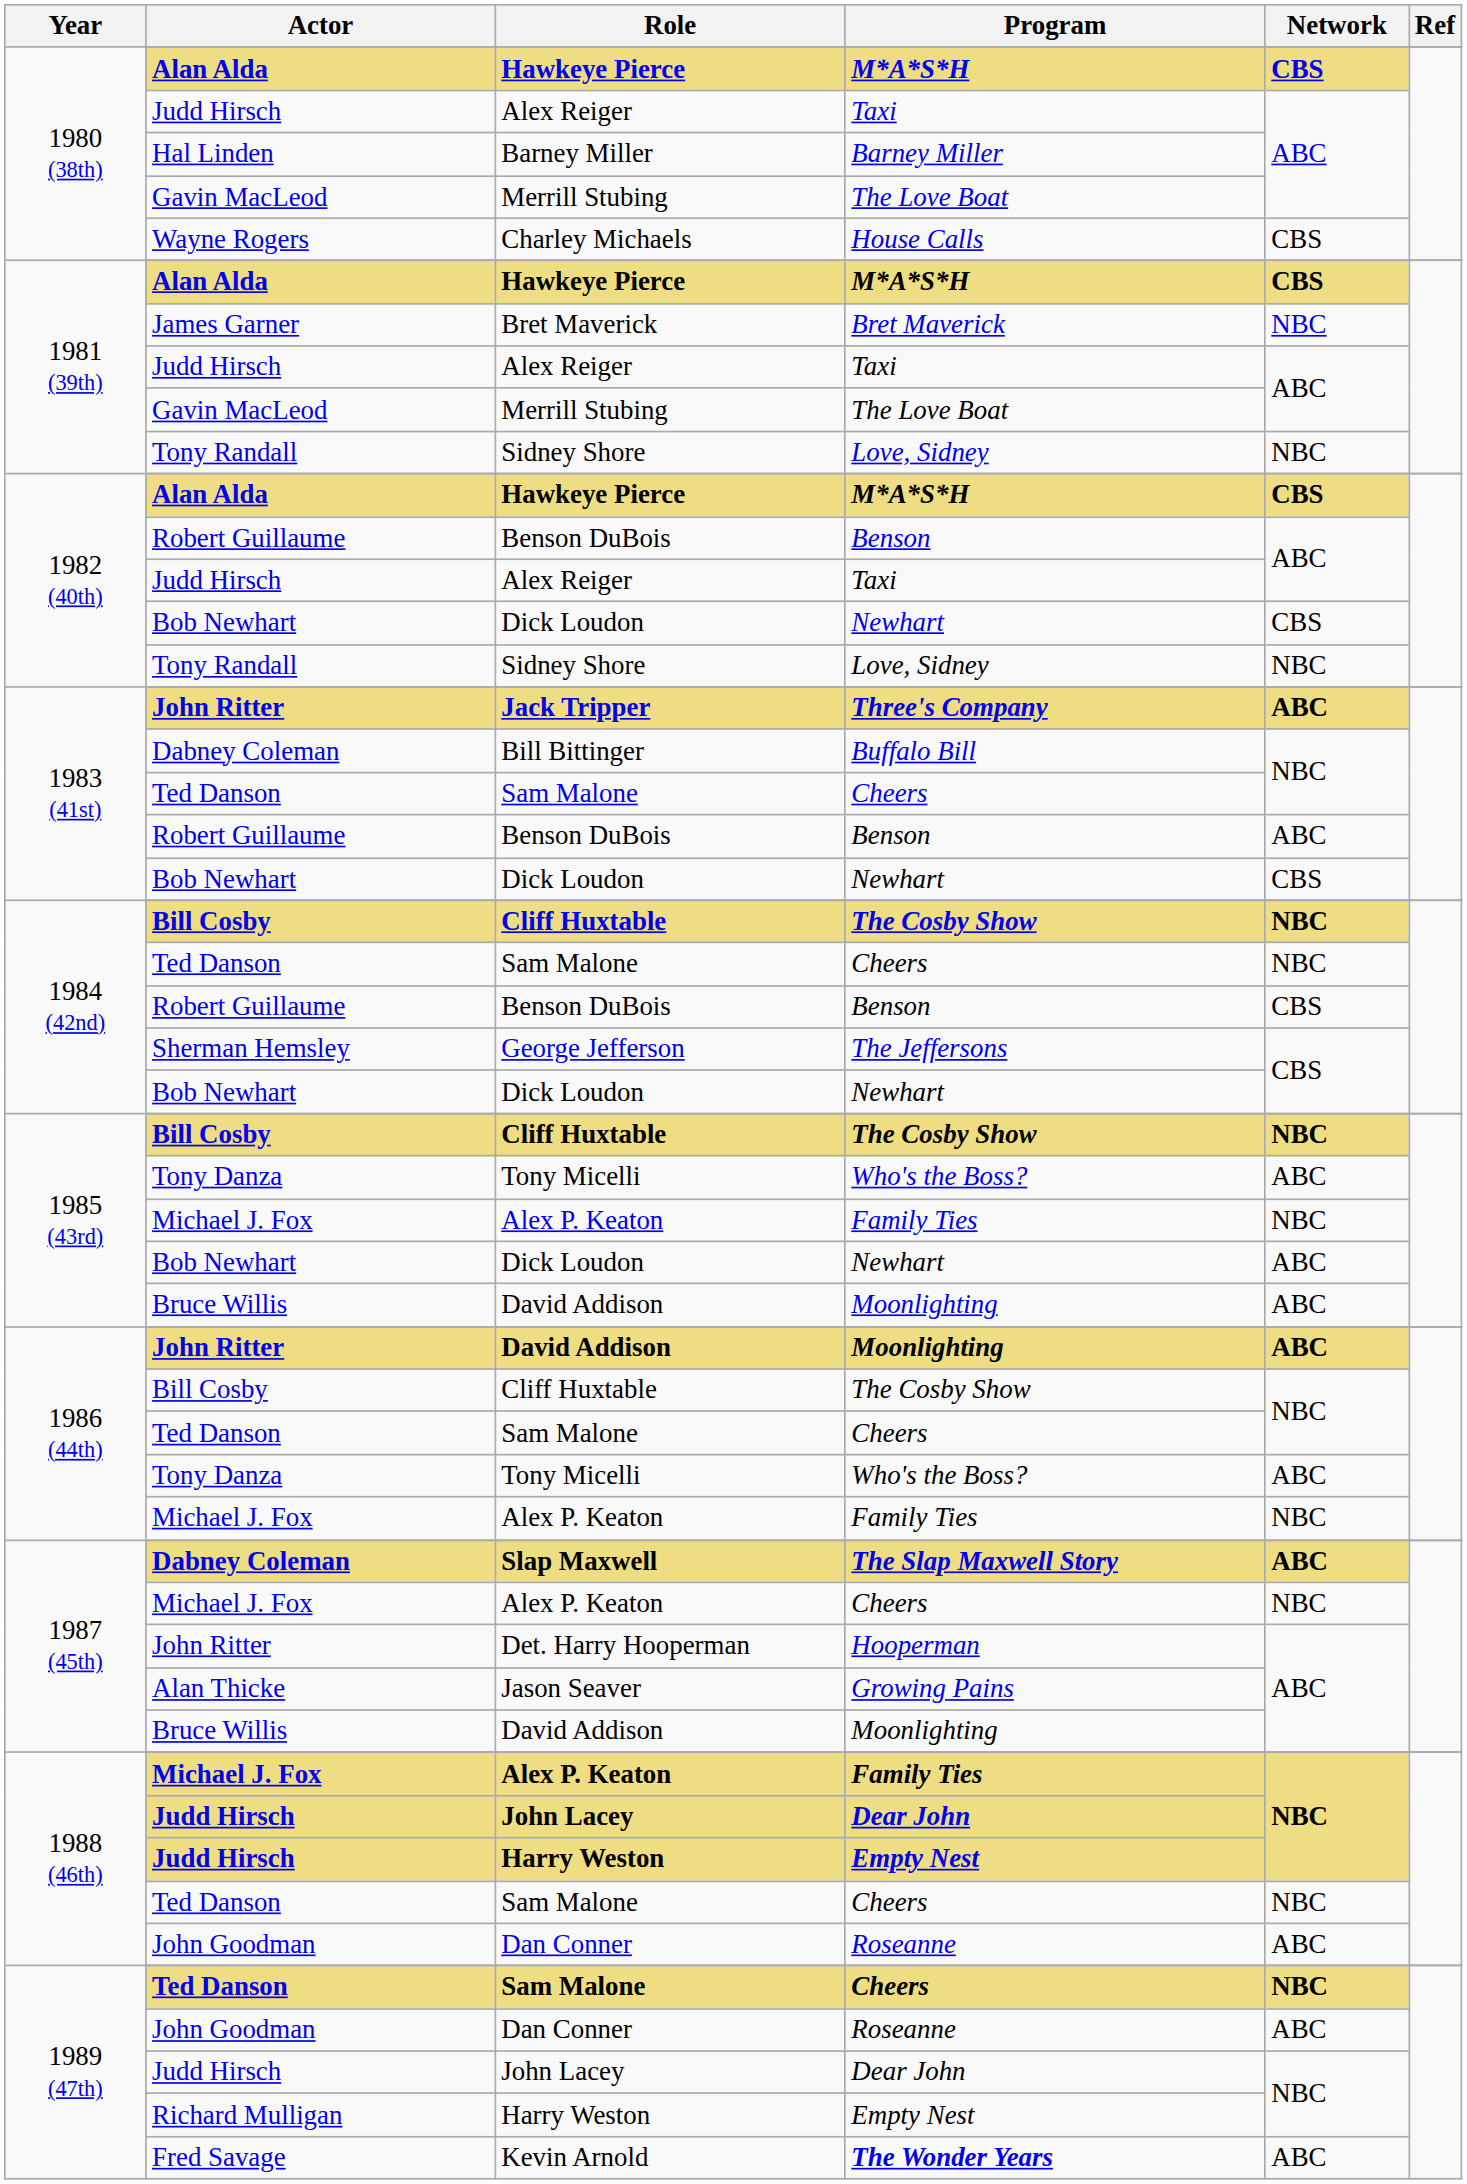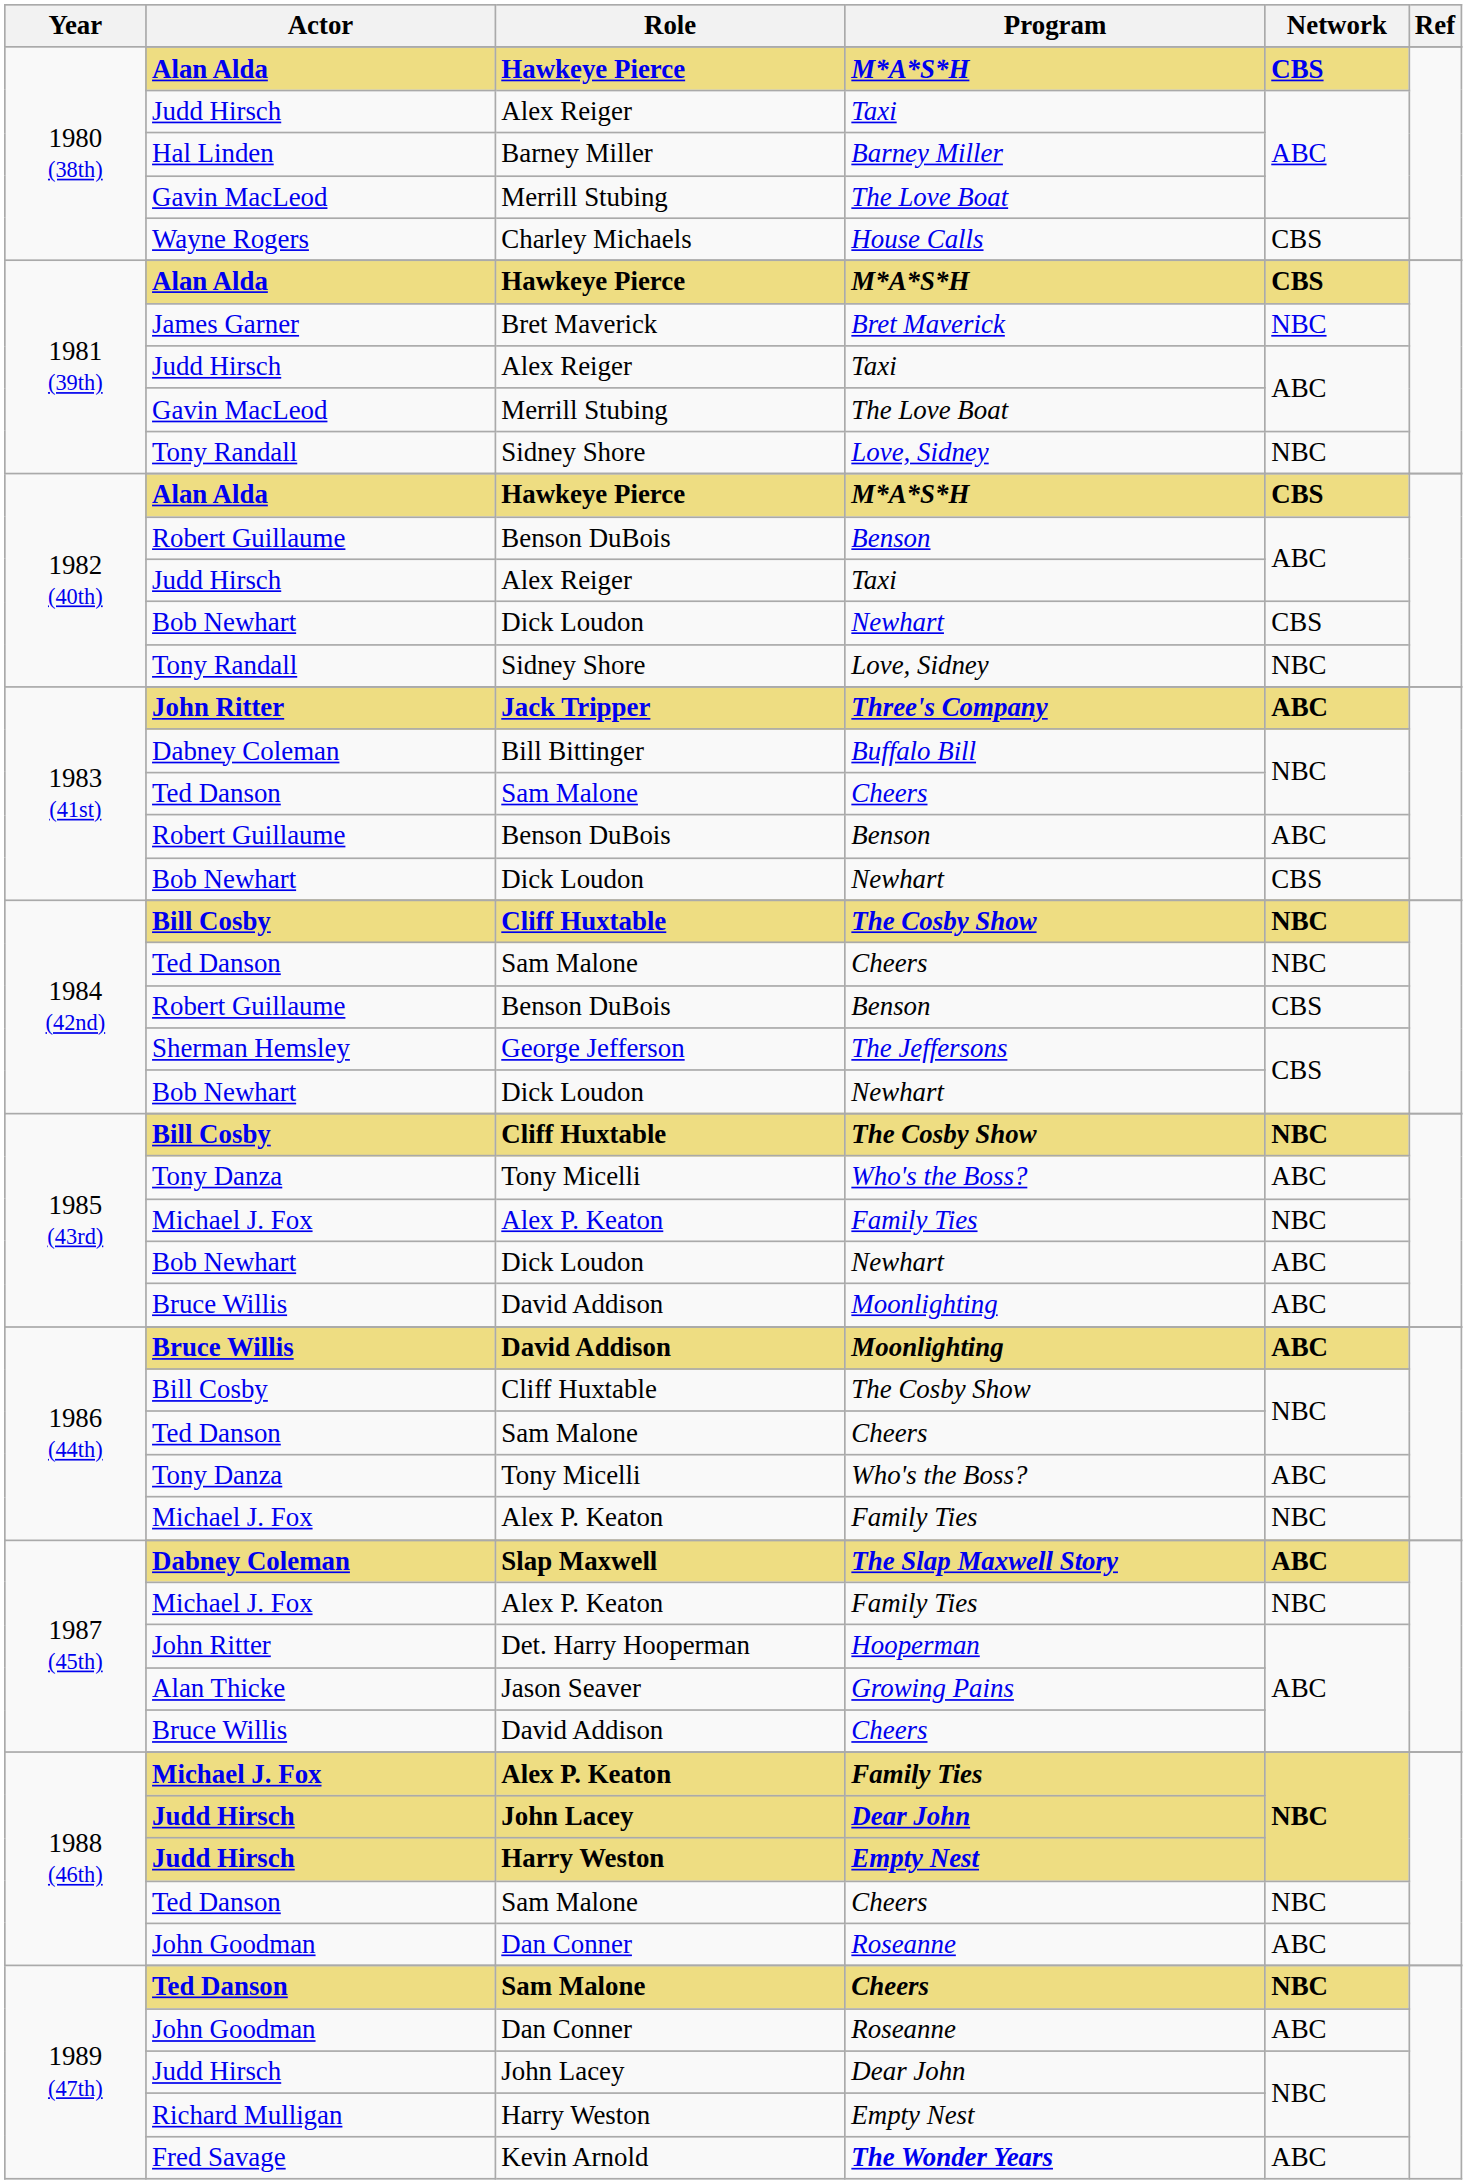(218, 1347) John Ritter -> (223, 1347) Bruce Willis
(889, 1603) Cheers -> (914, 1603) Family Ties
(925, 1731) Moonlighting -> (889, 1731) Cheers
